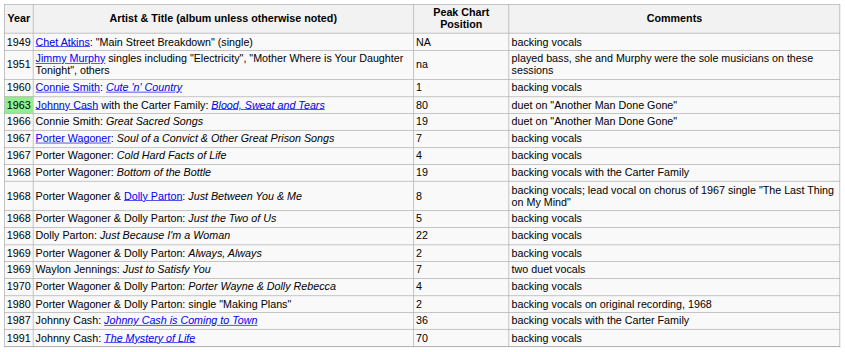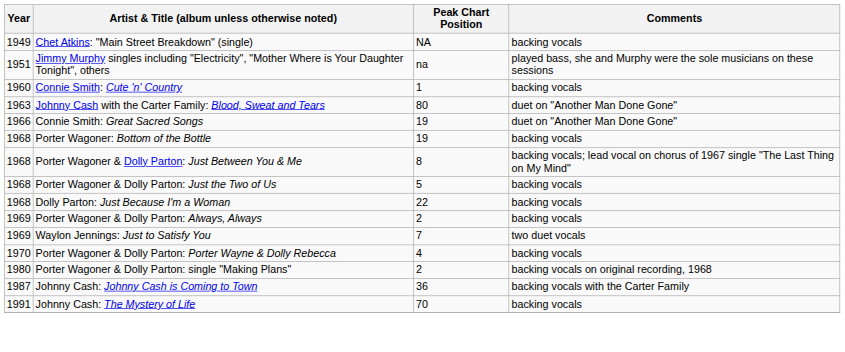(19, 105) lightgreen background -> (19, 105) no background
- row: (185, 139)
- row: (131, 156)
(600, 173) backing vocals with the Carter Family -> (547, 139) backing vocals
